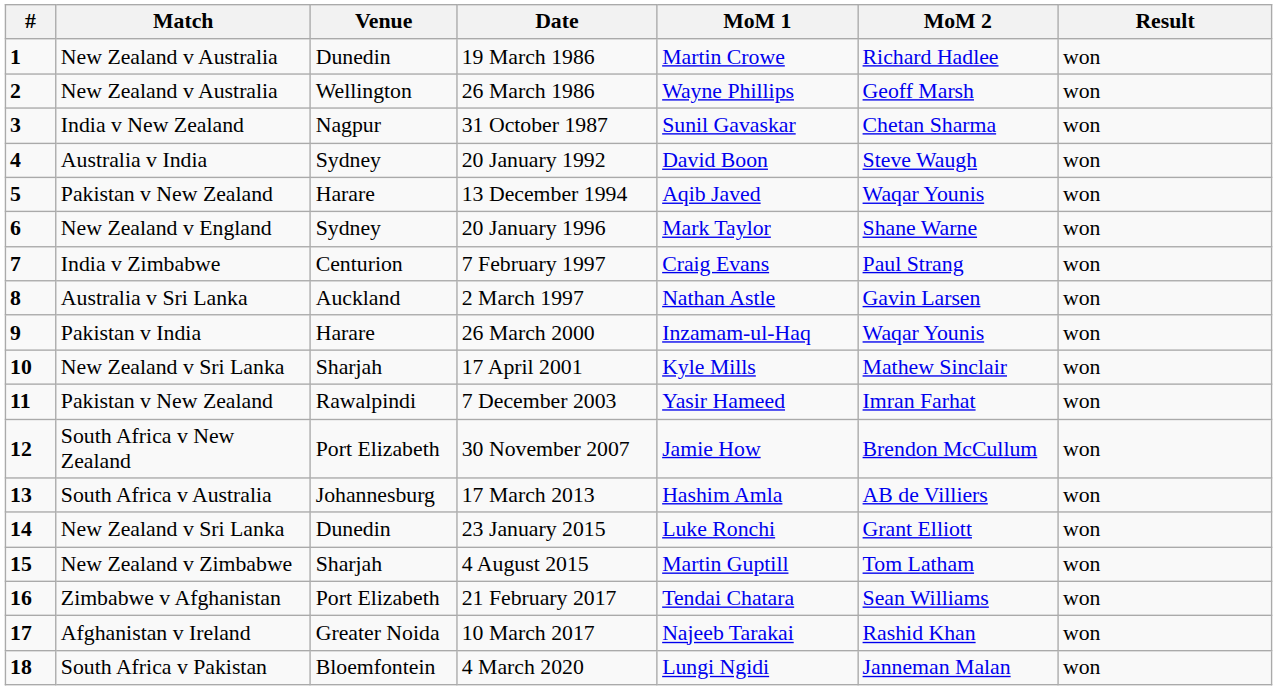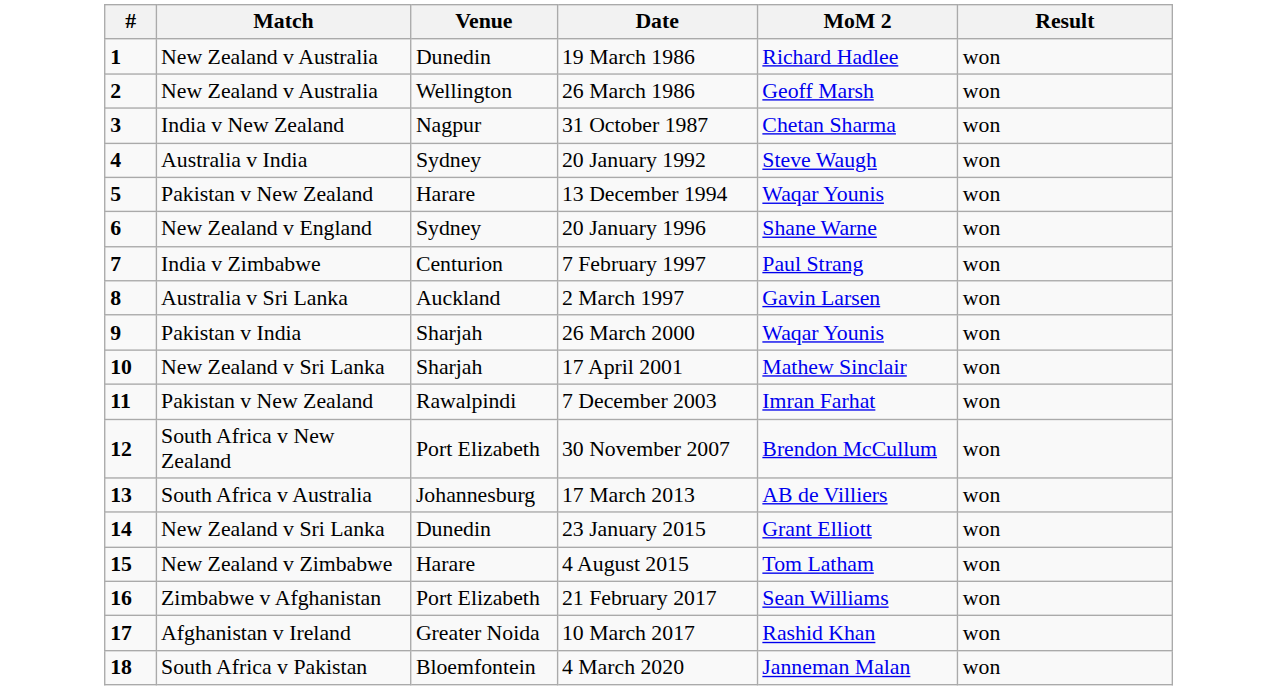- column: (757, 21)
(345, 332) Harare -> (449, 332) Sharjah
(349, 563) Sharjah -> (445, 563) Harare
